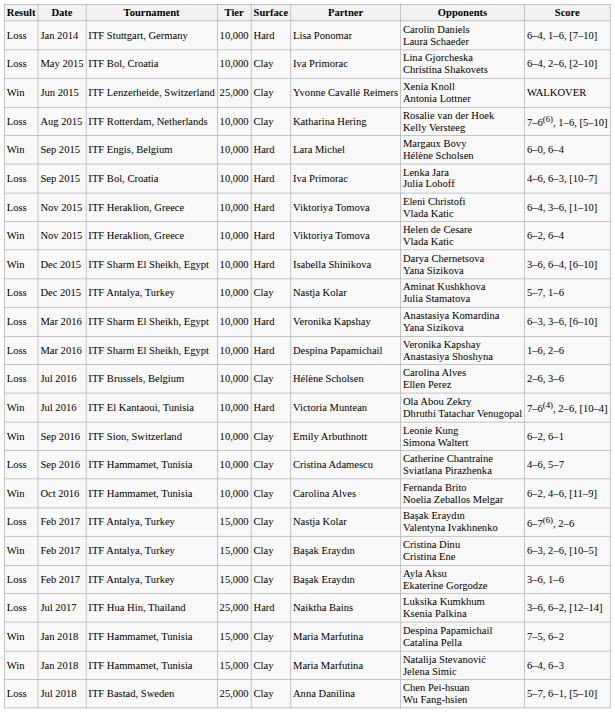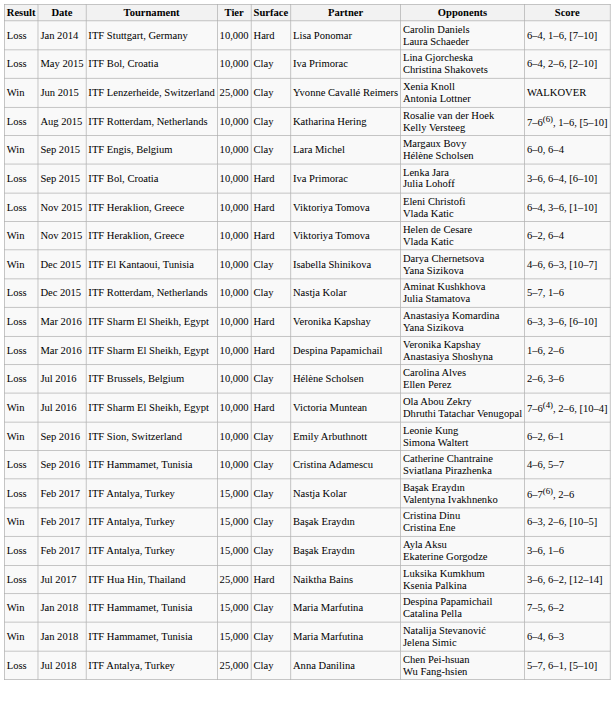(264, 150) Hard -> (263, 150) Clay
(562, 178) 4–6, 6–3, [10–7] -> (562, 178) 3–6, 6–4, [6–10]
(149, 264) ITF Sharm El Sheikh, Egypt -> (141, 264) ITF El Kantaoui, Tunisia
(264, 264) Hard -> (263, 264) Clay
(562, 264) 3–6, 6–4, [6–10] -> (562, 264) 4–6, 6–3, [10–7]
(132, 293) ITF Antalya, Turkey -> (148, 293) ITF Rotterdam, Netherlands
(141, 407) ITF El Kantaoui, Tunisia -> (149, 407) ITF Sharm El Sheikh, Egypt
- row: (16, 493)
(131, 693) ITF Bastad, Sweden -> (132, 665) ITF Antalya, Turkey
